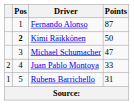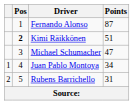(109, 38) 50 -> (109, 38) 51
(8, 65) 2 -> (8, 65) 1
(109, 65) 33 -> (109, 65) 34
(8, 79) 1 -> (8, 79) 2
